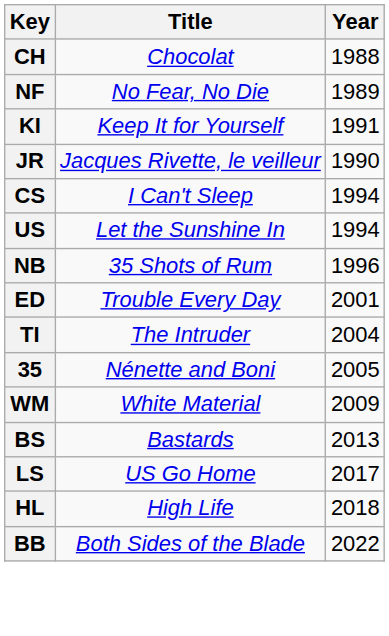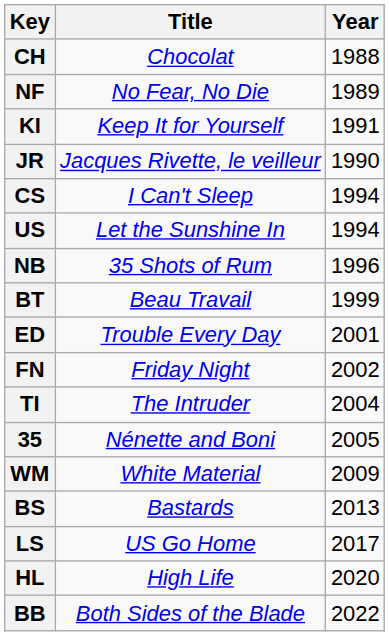+ row: (30, 299)
+ row: (30, 369)
(355, 508) 2018 -> (355, 578) 2020
